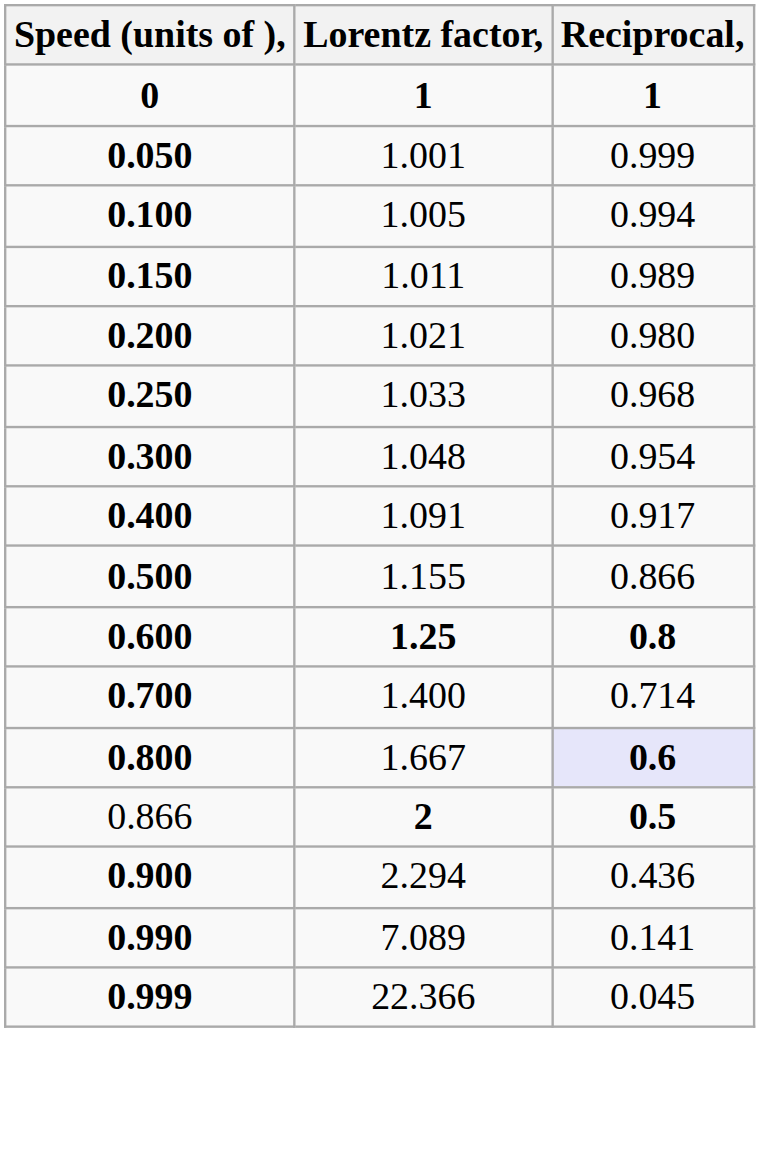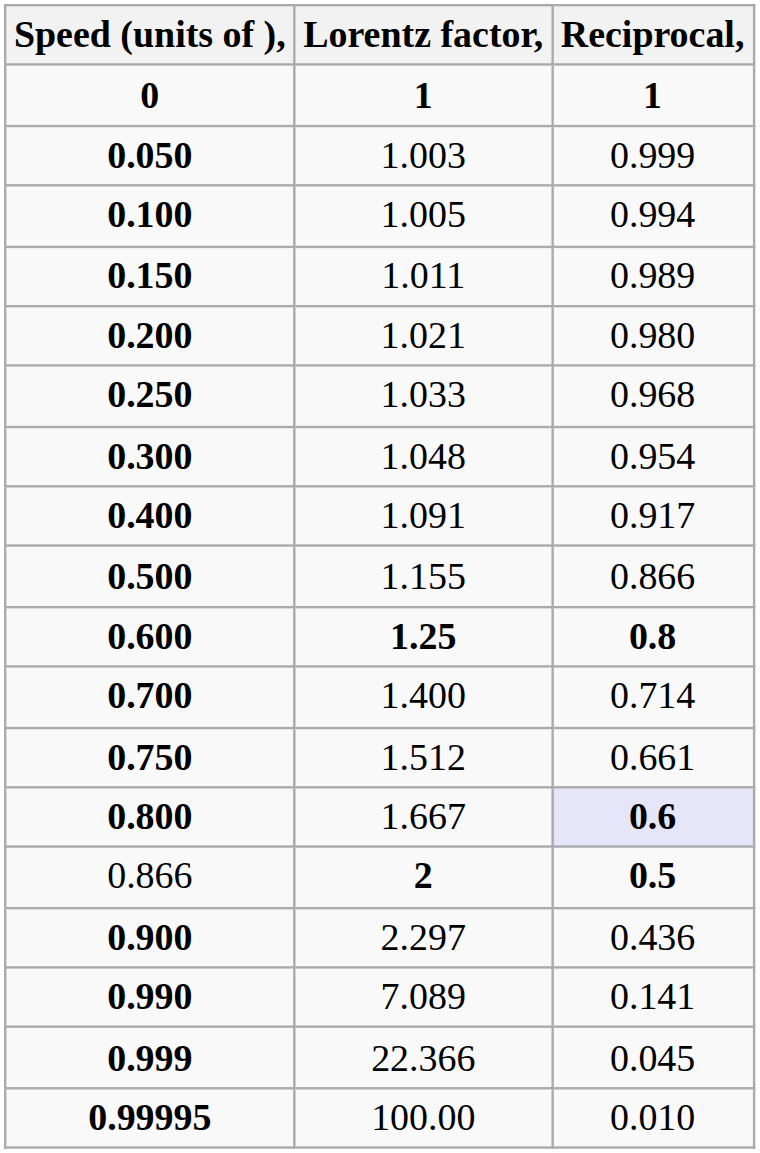(423, 154) 1.001 -> (423, 154) 1.003
+ row: (150, 756)
(423, 876) 2.294 -> (423, 936) 2.297
+ row: (150, 1117)
